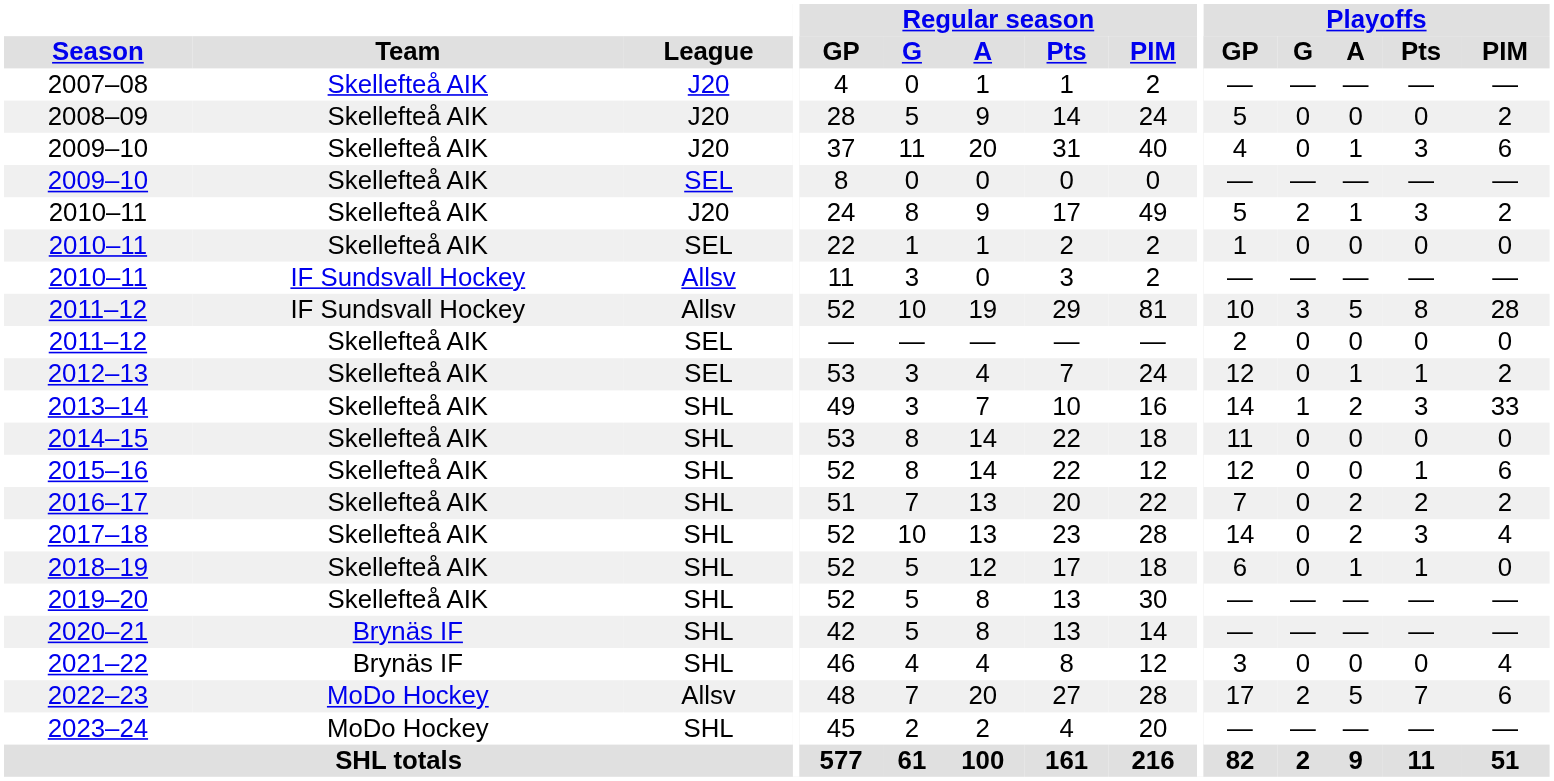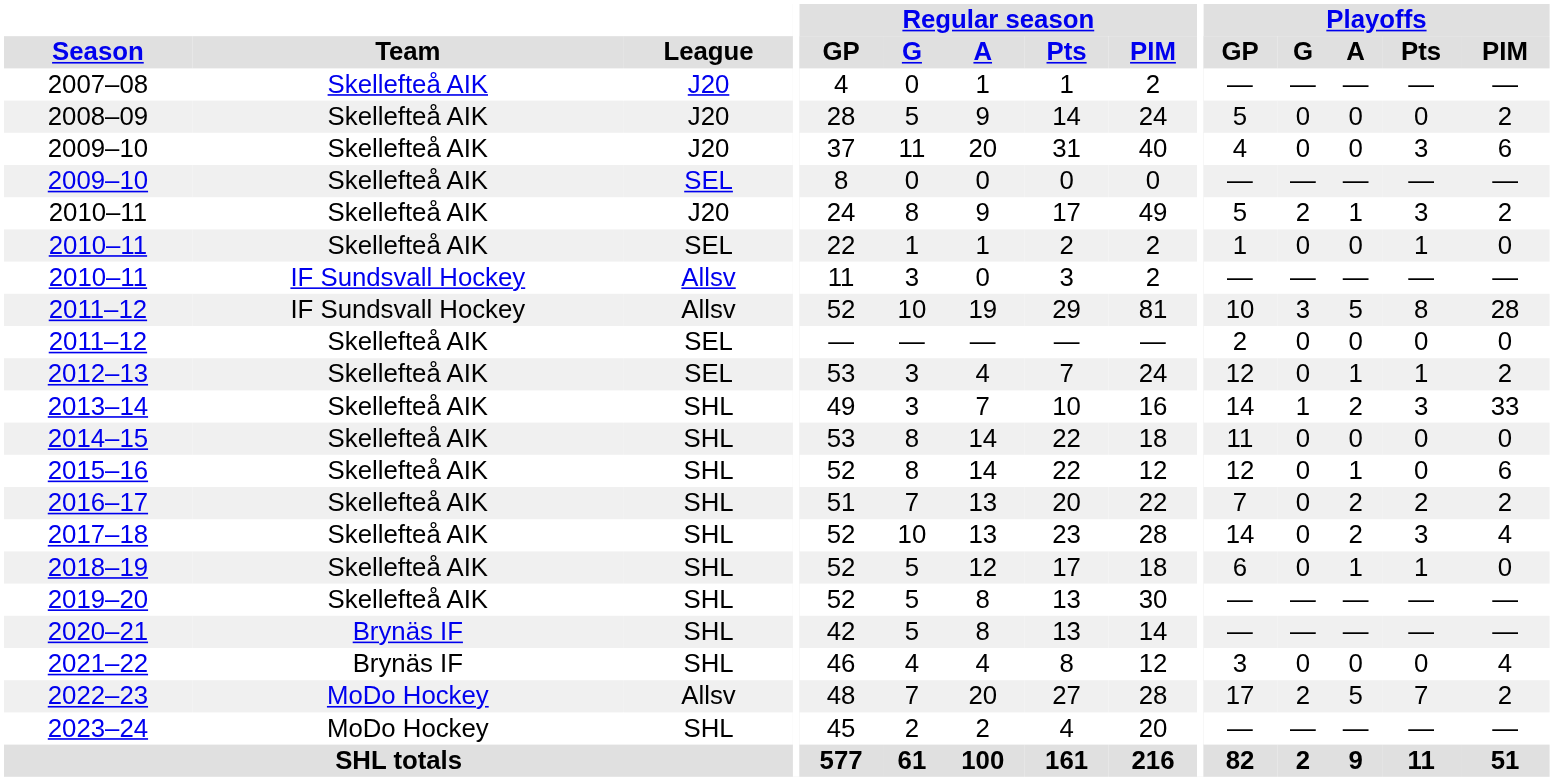(1356, 148) 1 -> (1356, 148) 0
(1421, 245) 0 -> (1421, 245) 1
(1356, 470) 0 -> (1356, 470) 1
(1421, 470) 1 -> (1421, 470) 0
(1505, 695) 6 -> (1505, 695) 2
